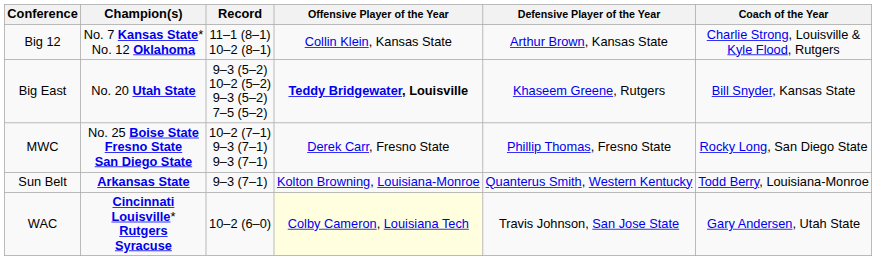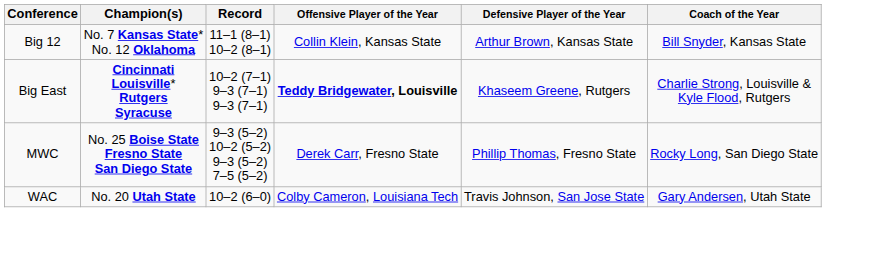(784, 42) Charlie Strong, Louisville & Kyle Flood, Rutgers -> (734, 42) Bill Snyder, Kansas State
(143, 91) No. 20 Utah State -> (143, 91) Cincinnati Louisville* Rutgers Syracuse
(240, 91) 9–3 (5–2) 10–2 (5–2) 9–3 (5–2) 7–5 (5–2) -> (240, 91) 10–2 (7–1) 9–3 (7–1) 9–3 (7–1)
(784, 91) Bill Snyder, Kansas State -> (734, 91) Charlie Strong, Louisville & Kyle Flood, Rutgers
(240, 147) 10–2 (7–1) 9–3 (7–1) 9–3 (7–1) -> (240, 154) 9–3 (5–2) 10–2 (5–2) 9–3 (5–2) 7–5 (5–2)
- row: (43, 182)
(143, 224) Cincinnati Louisville* Rutgers Syracuse -> (143, 196) No. 20 Utah State
(378, 224) lightyellow background -> (368, 196) no background
